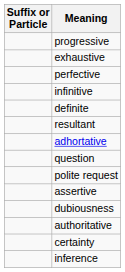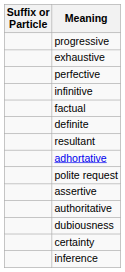+ row: (70, 108)
- row: (74, 158)
rows swapped: (83, 225) <-> (84, 208)
